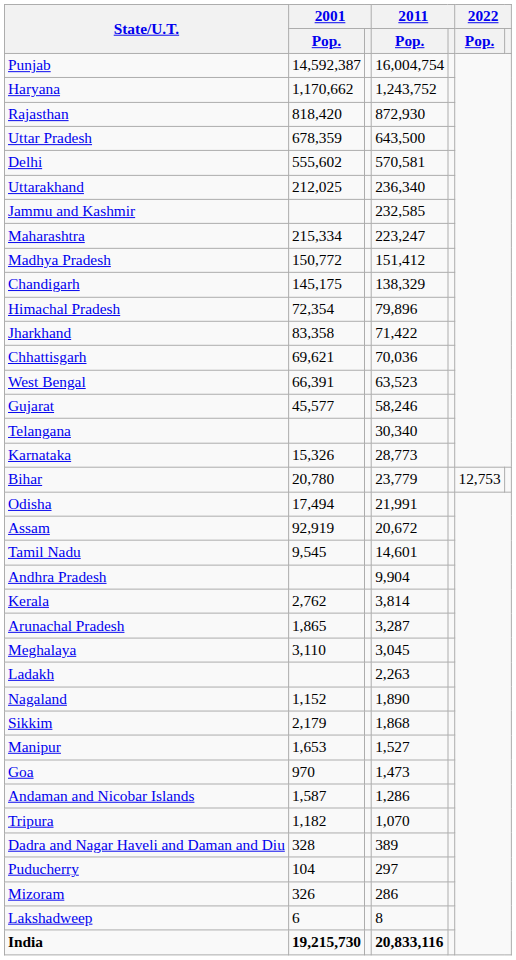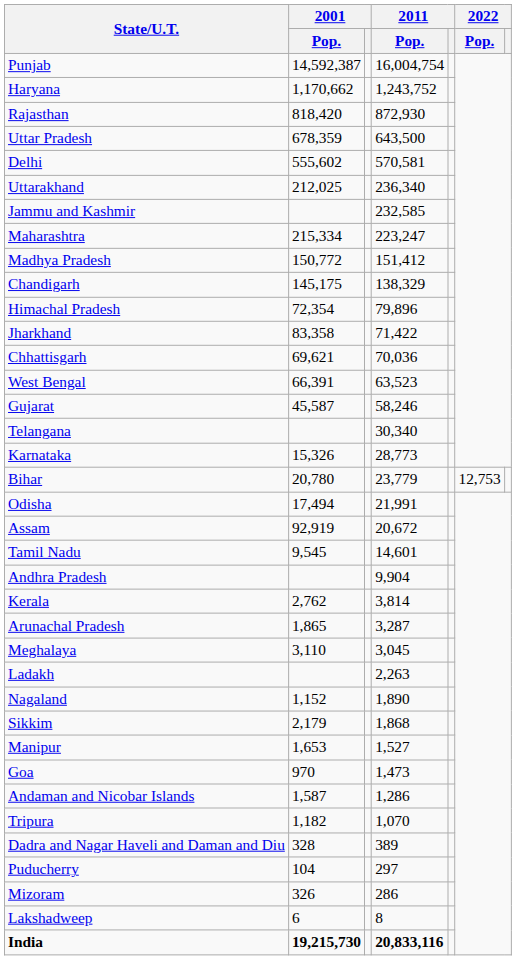(313, 406) 45,577 -> (313, 406) 45,587
